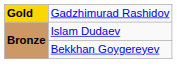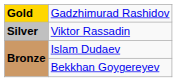+ row: (90, 31)
